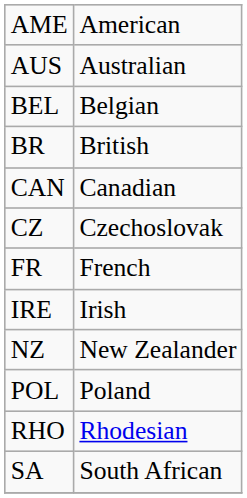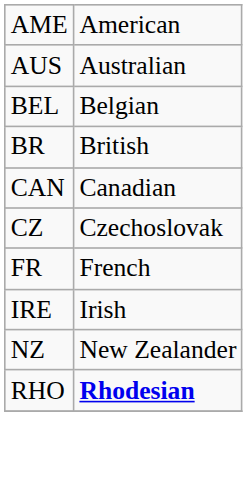- row: (35, 390)
(133, 430) normal -> (137, 390) bold
- row: (27, 471)
